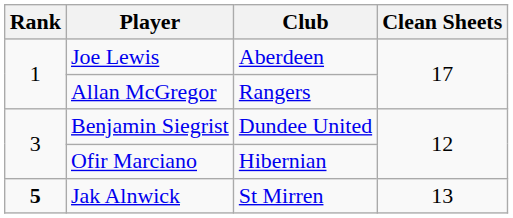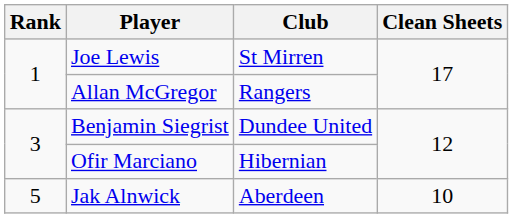(281, 56) Aberdeen -> (281, 56) St Mirren
(35, 195) bold -> (35, 195) normal
(281, 195) St Mirren -> (281, 195) Aberdeen
(442, 195) 13 -> (442, 195) 10
